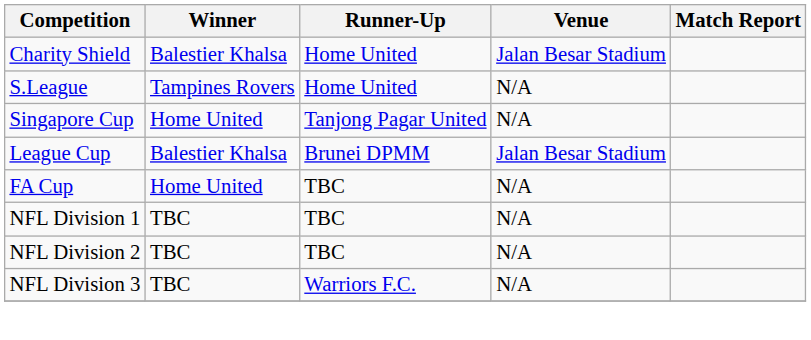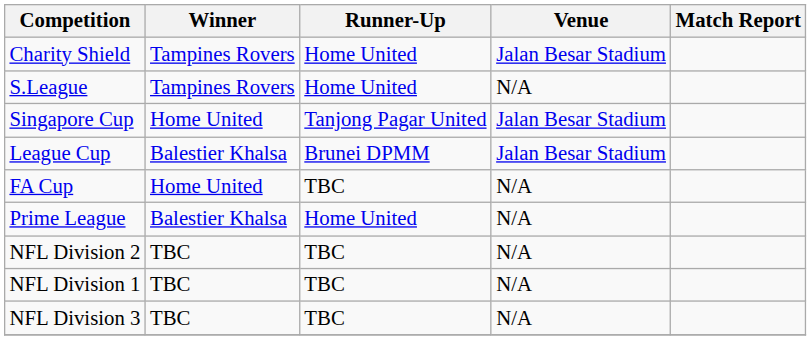(218, 53) Balestier Khalsa -> (222, 53) Tampines Rovers
(514, 119) N/A -> (581, 119) Jalan Besar Stadium
+ row: (67, 218)
rows swapped: (75, 218) <-> (75, 251)
(360, 284) Warriors F.C. -> (325, 317) TBC
